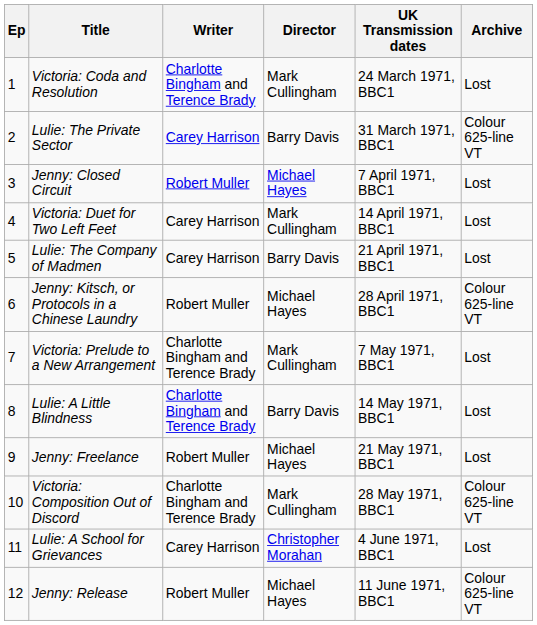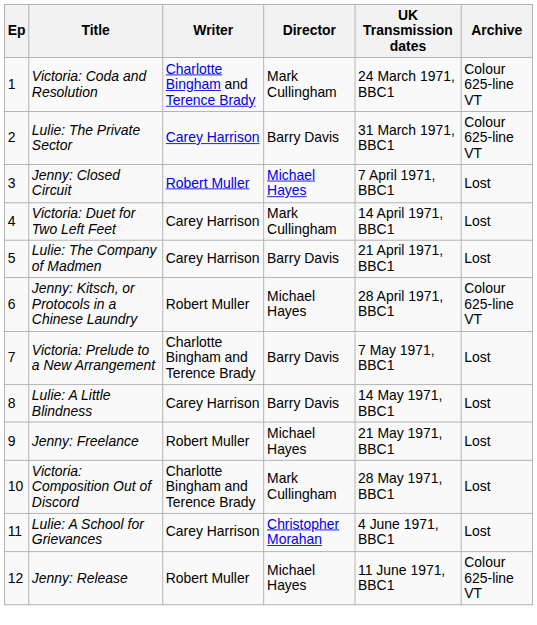(477, 84) Lost -> (489, 84) Colour 625-line VT
(302, 357) Mark Cullingham -> (303, 357) Barry Davis
(211, 411) Charlotte Bingham and Terence Brady -> (213, 403) Carey Harrison
(489, 502) Colour 625-line VT -> (477, 486) Lost
